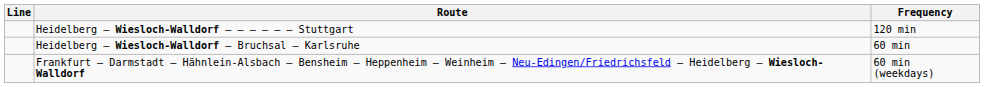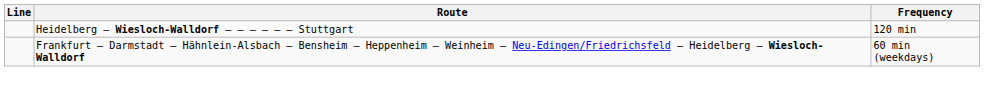- row: (198, 46)
